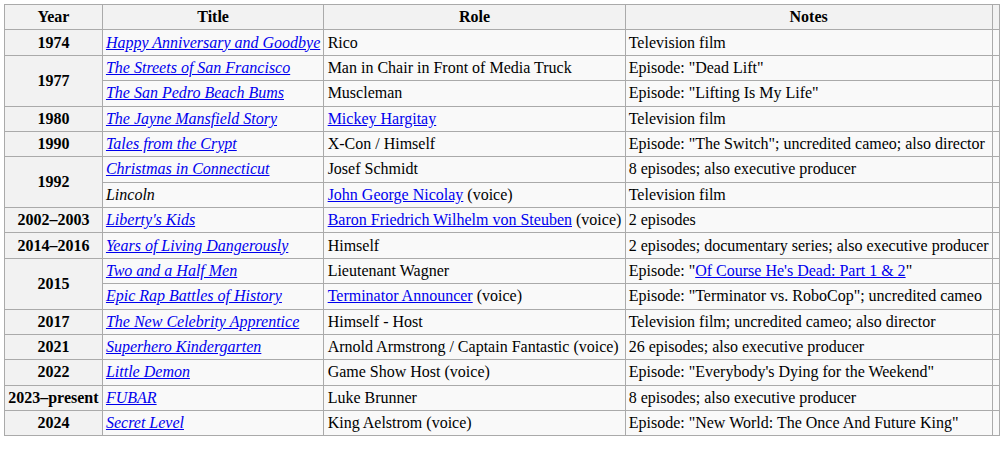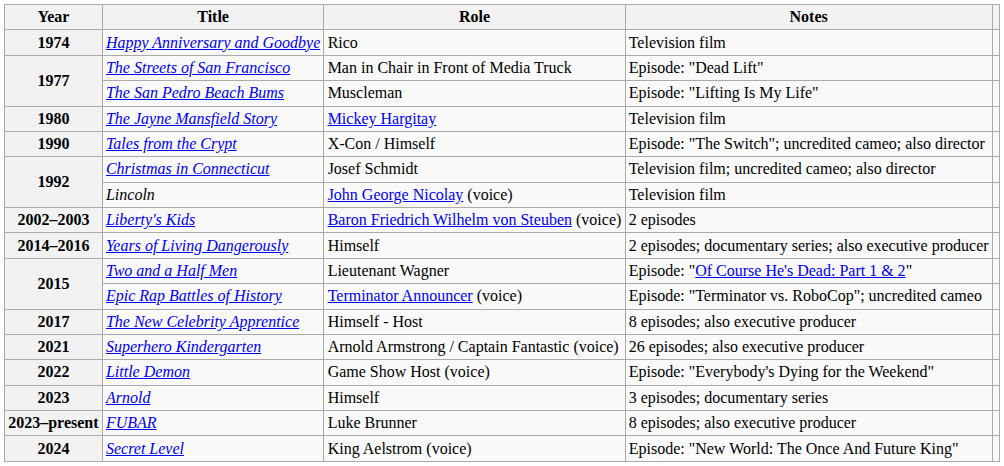(742, 169) 8 episodes; also executive producer -> (782, 169) Television film; uncredited cameo; also director
(782, 321) Television film; uncredited cameo; also director -> (742, 321) 8 episodes; also executive producer
+ row: (128, 397)
